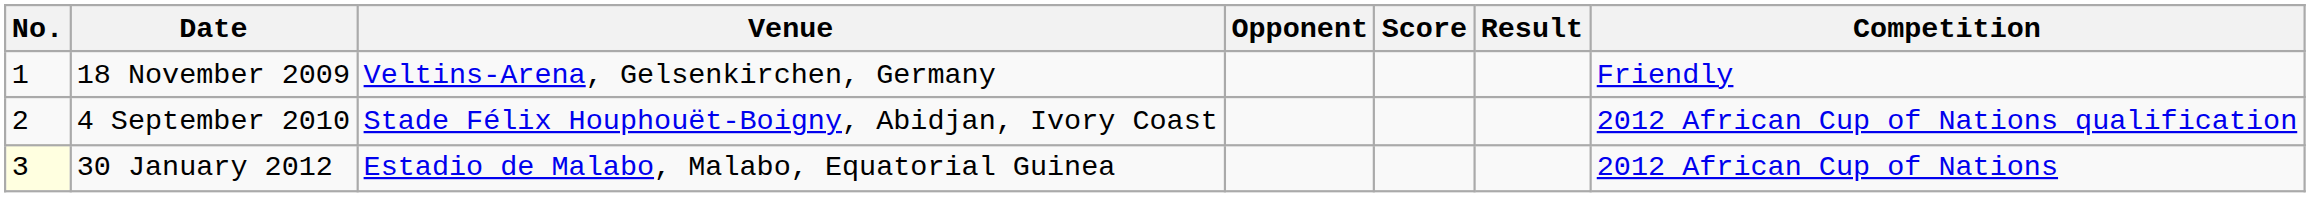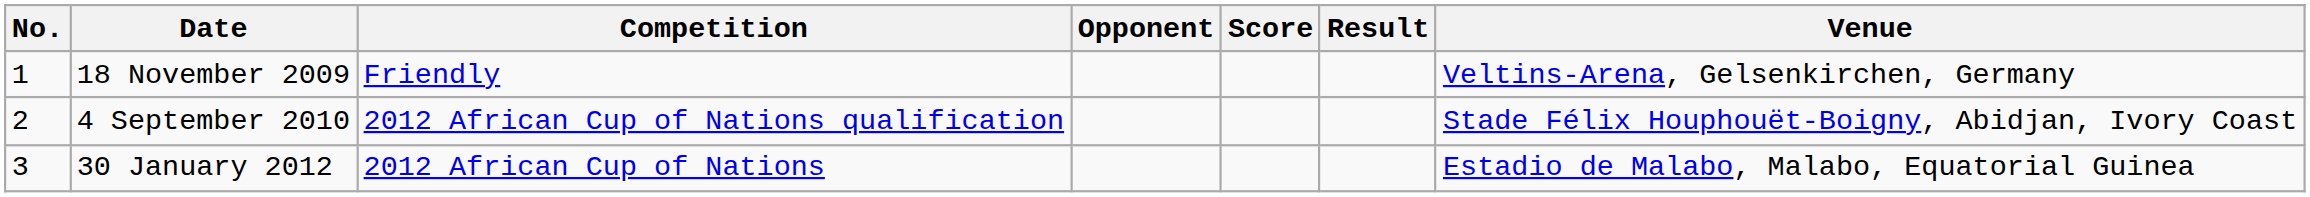columns swapped: (791, 28) <-> (1947, 28)
(20, 167) lightyellow background -> (20, 167) no background
